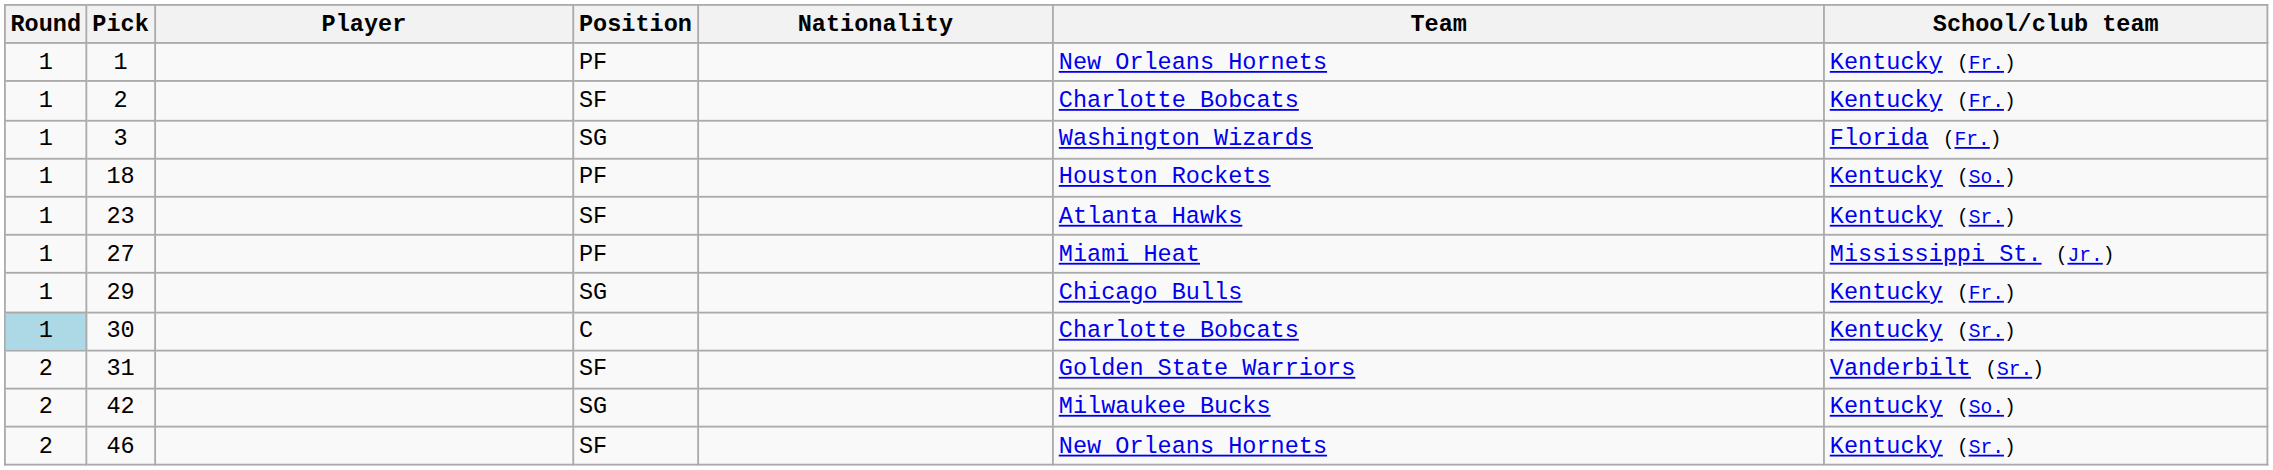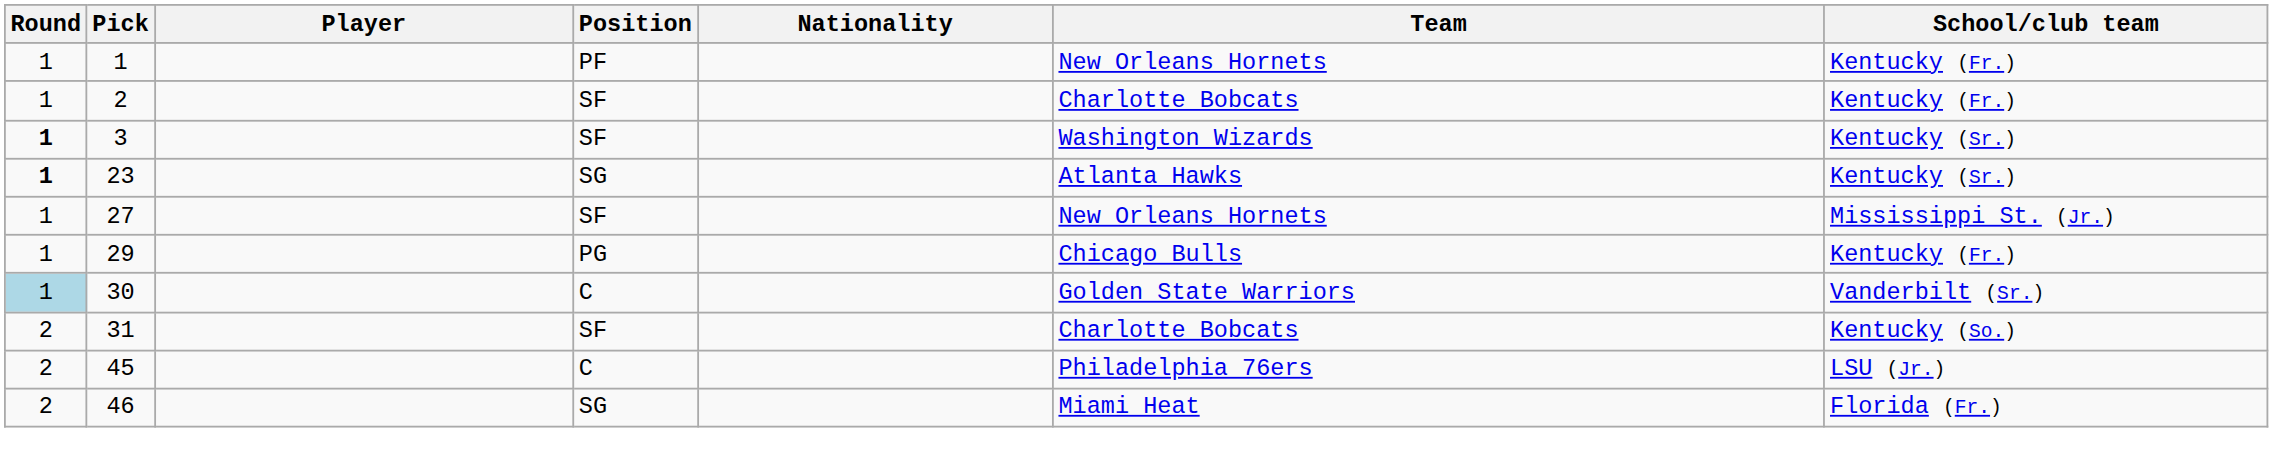(46, 139) normal -> (46, 139) bold
(593, 139) SG -> (593, 139) SF
(1916, 139) Florida (Fr.) -> (1923, 139) Kentucky (Sr.)
- row: (121, 177)
(46, 216) normal -> (46, 177) bold
(593, 216) SF -> (593, 177) SG
(593, 254) PF -> (593, 216) SF
(1129, 254) Miami Heat -> (1193, 216) New Orleans Hornets
(593, 293) SG -> (593, 254) PG
(1179, 331) Charlotte Bobcats -> (1207, 293) Golden State Warriors
(1923, 331) Kentucky (Sr.) -> (1937, 293) Vanderbilt (Sr.)
(1207, 369) Golden State Warriors -> (1178, 331) Charlotte Bobcats
(1937, 369) Vanderbilt (Sr.) -> (1923, 331) Kentucky (So.)
- row: (121, 408)
+ row: (121, 369)
(593, 446) SF -> (593, 408) SG
(1193, 446) New Orleans Hornets -> (1129, 408) Miami Heat
(1923, 446) Kentucky (Sr.) -> (1916, 408) Florida (Fr.)
